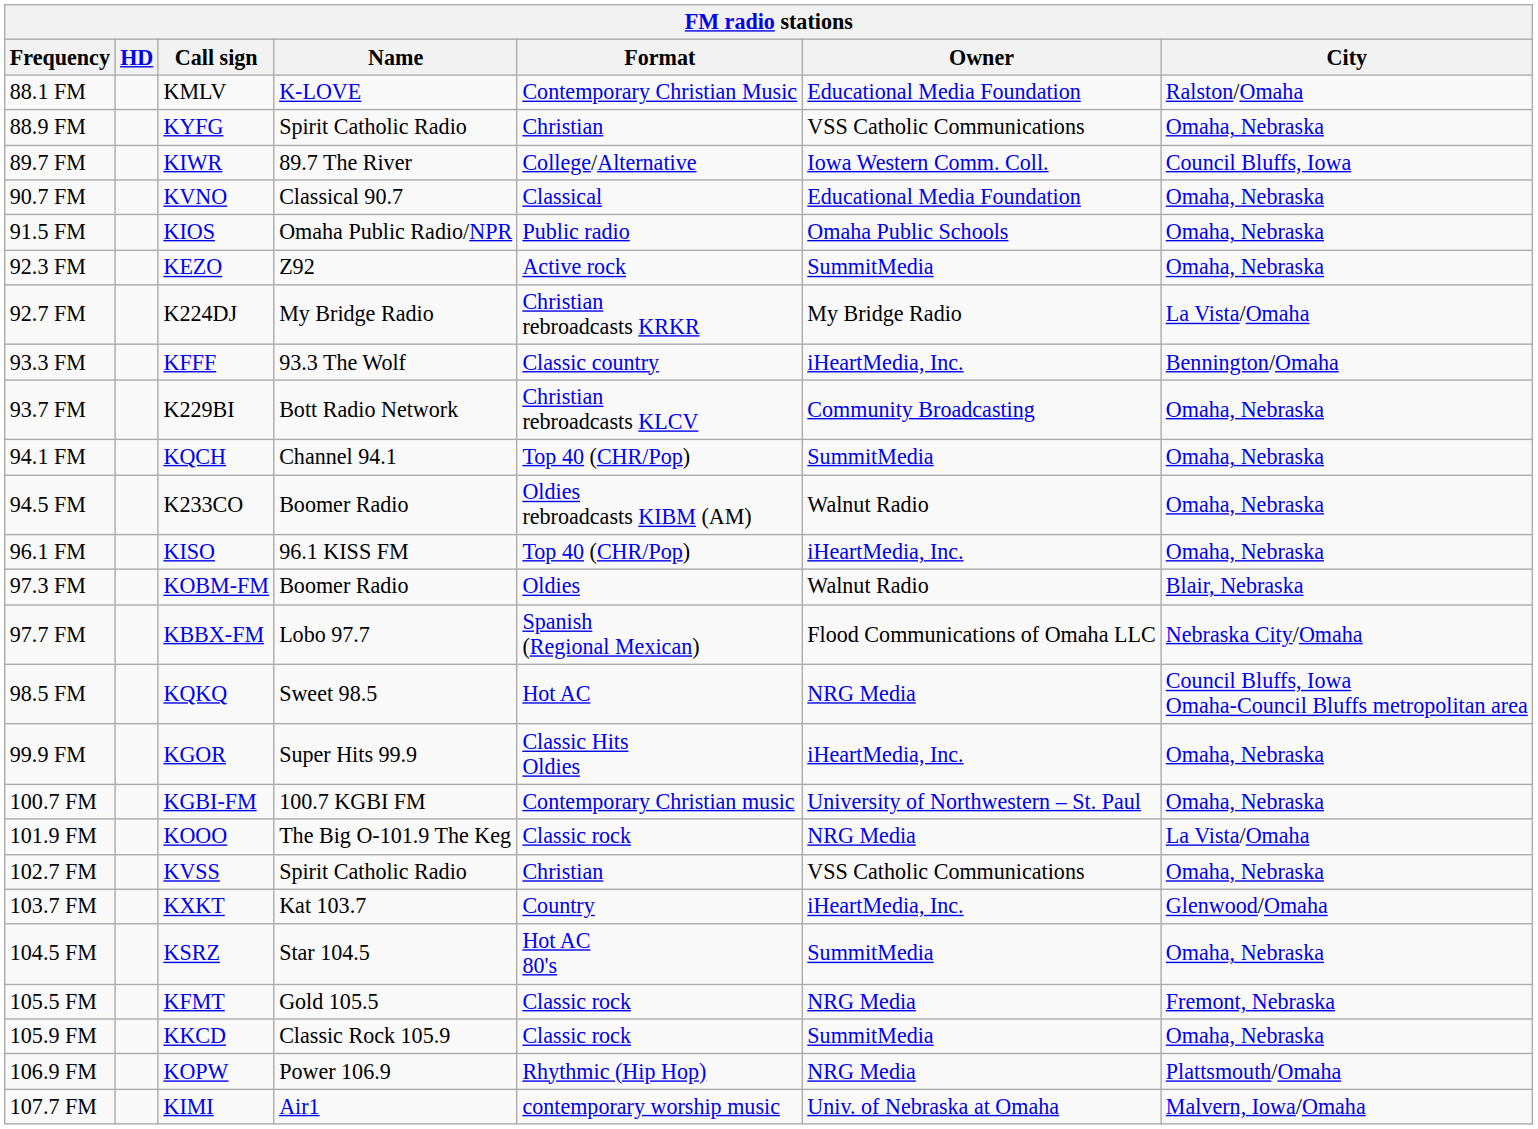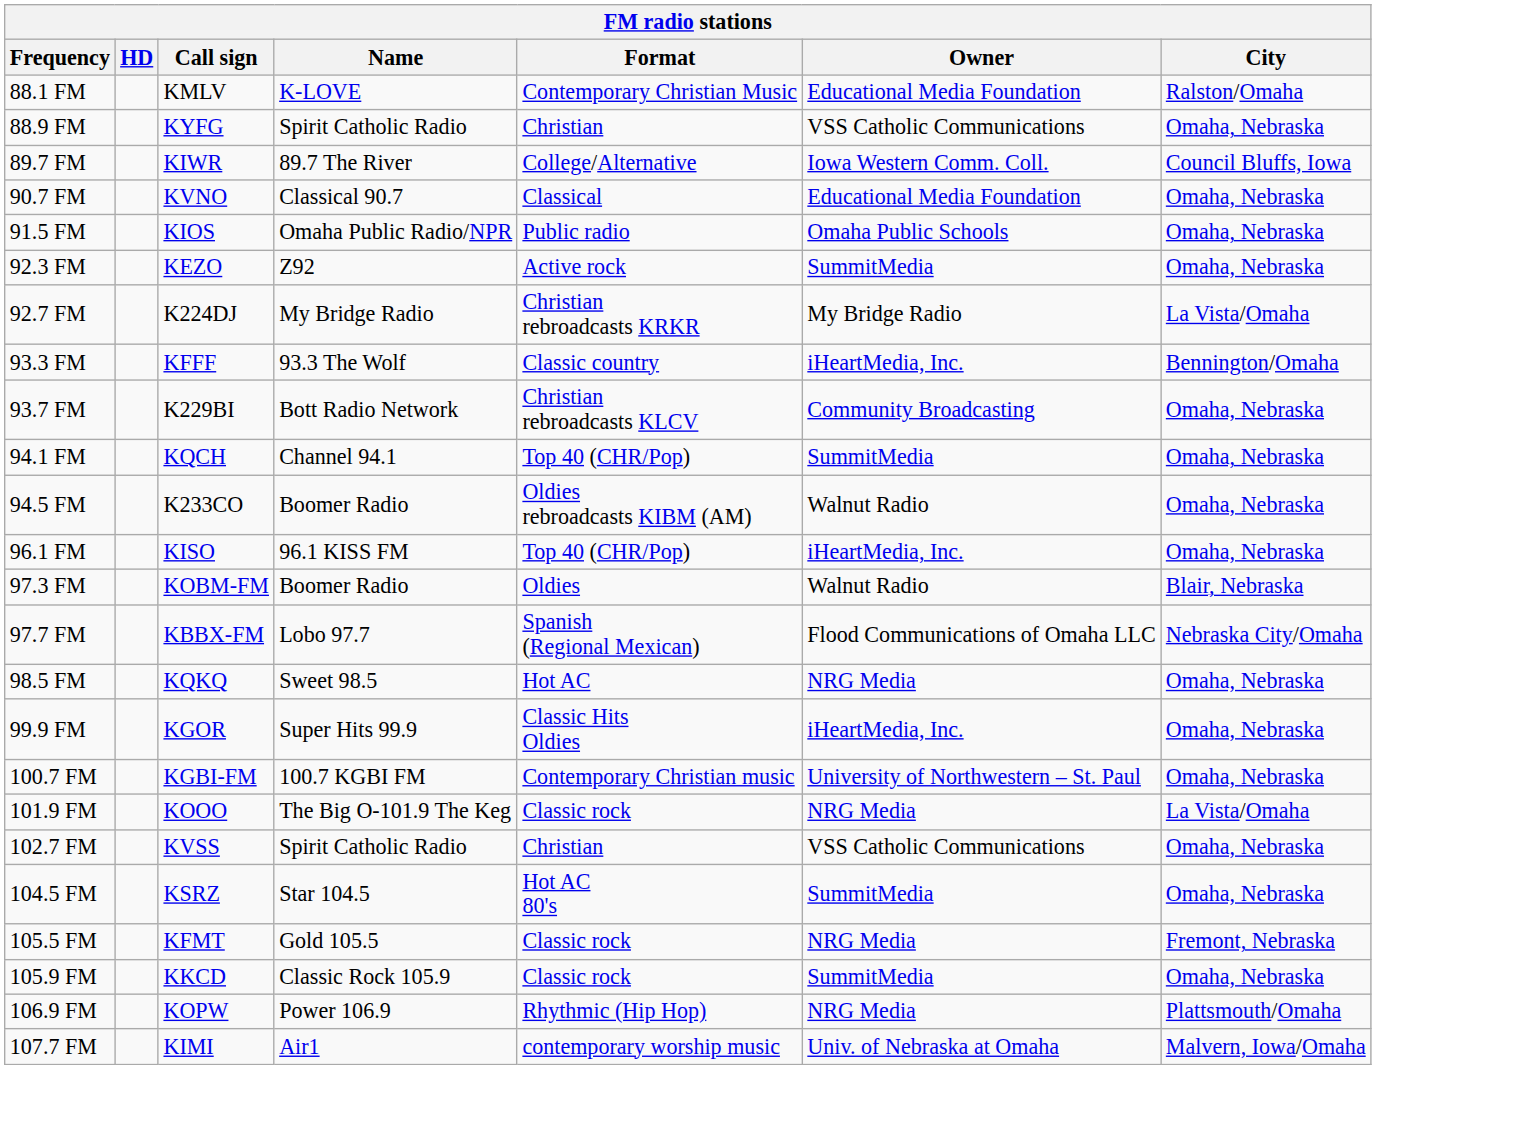(1347, 694) Council Bluffs, Iowa Omaha-Council Bluffs metropolitan area -> (1245, 681) Omaha, Nebraska
- row: (53, 906)
